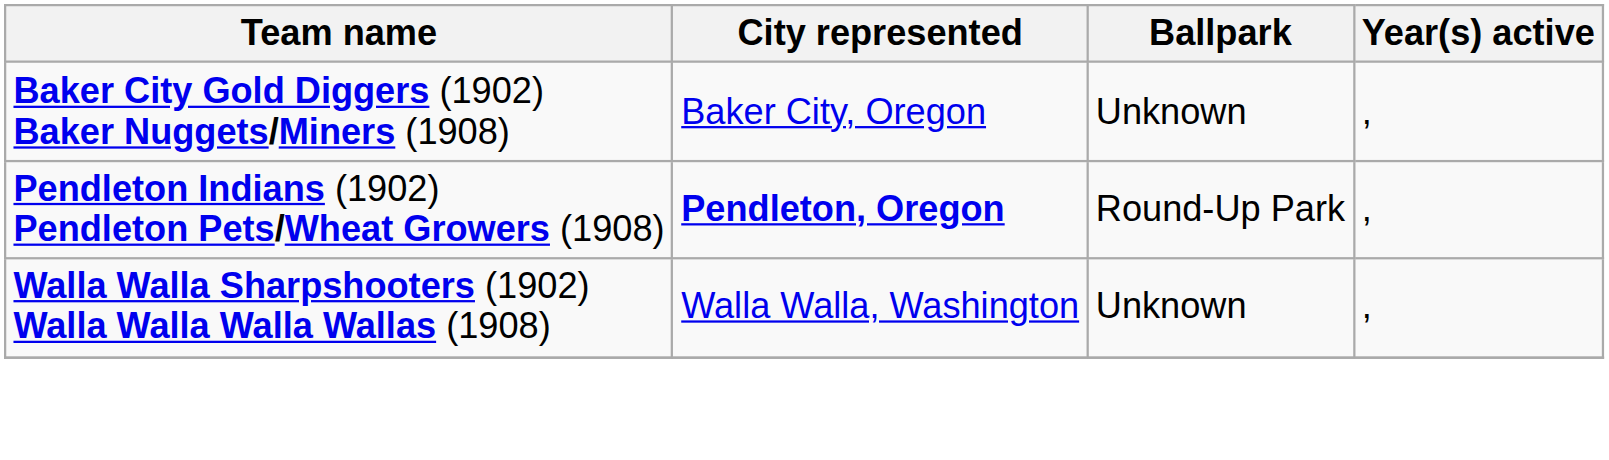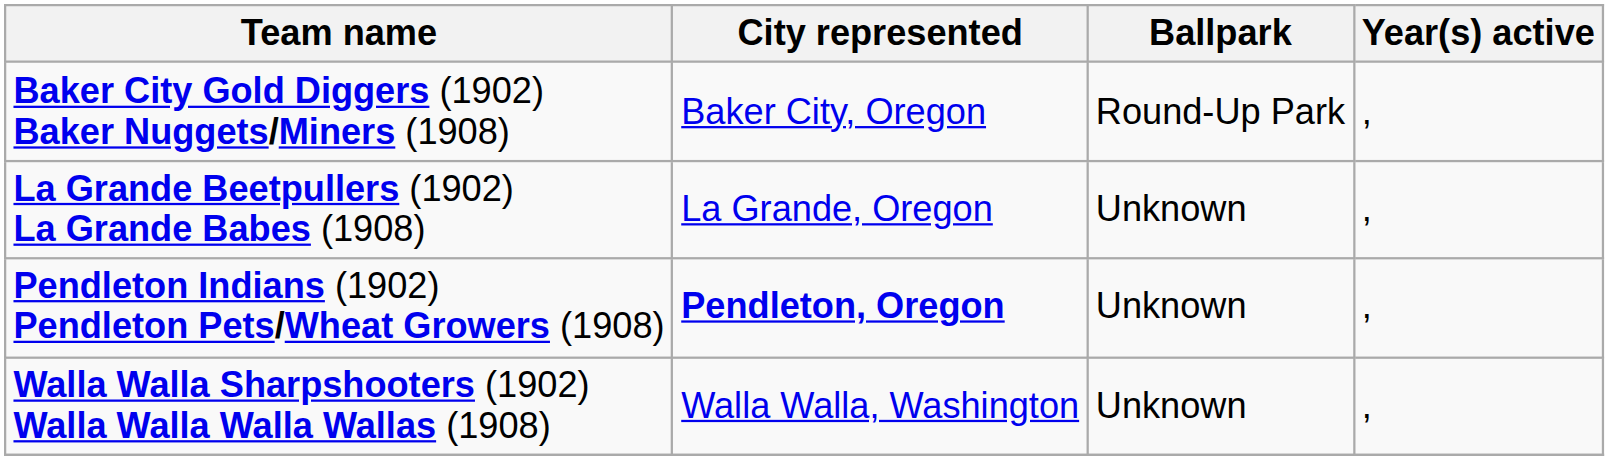(1171, 110) Unknown -> (1220, 110) Round-Up Park
+ row: (264, 208)
(1220, 208) Round-Up Park -> (1171, 306) Unknown
